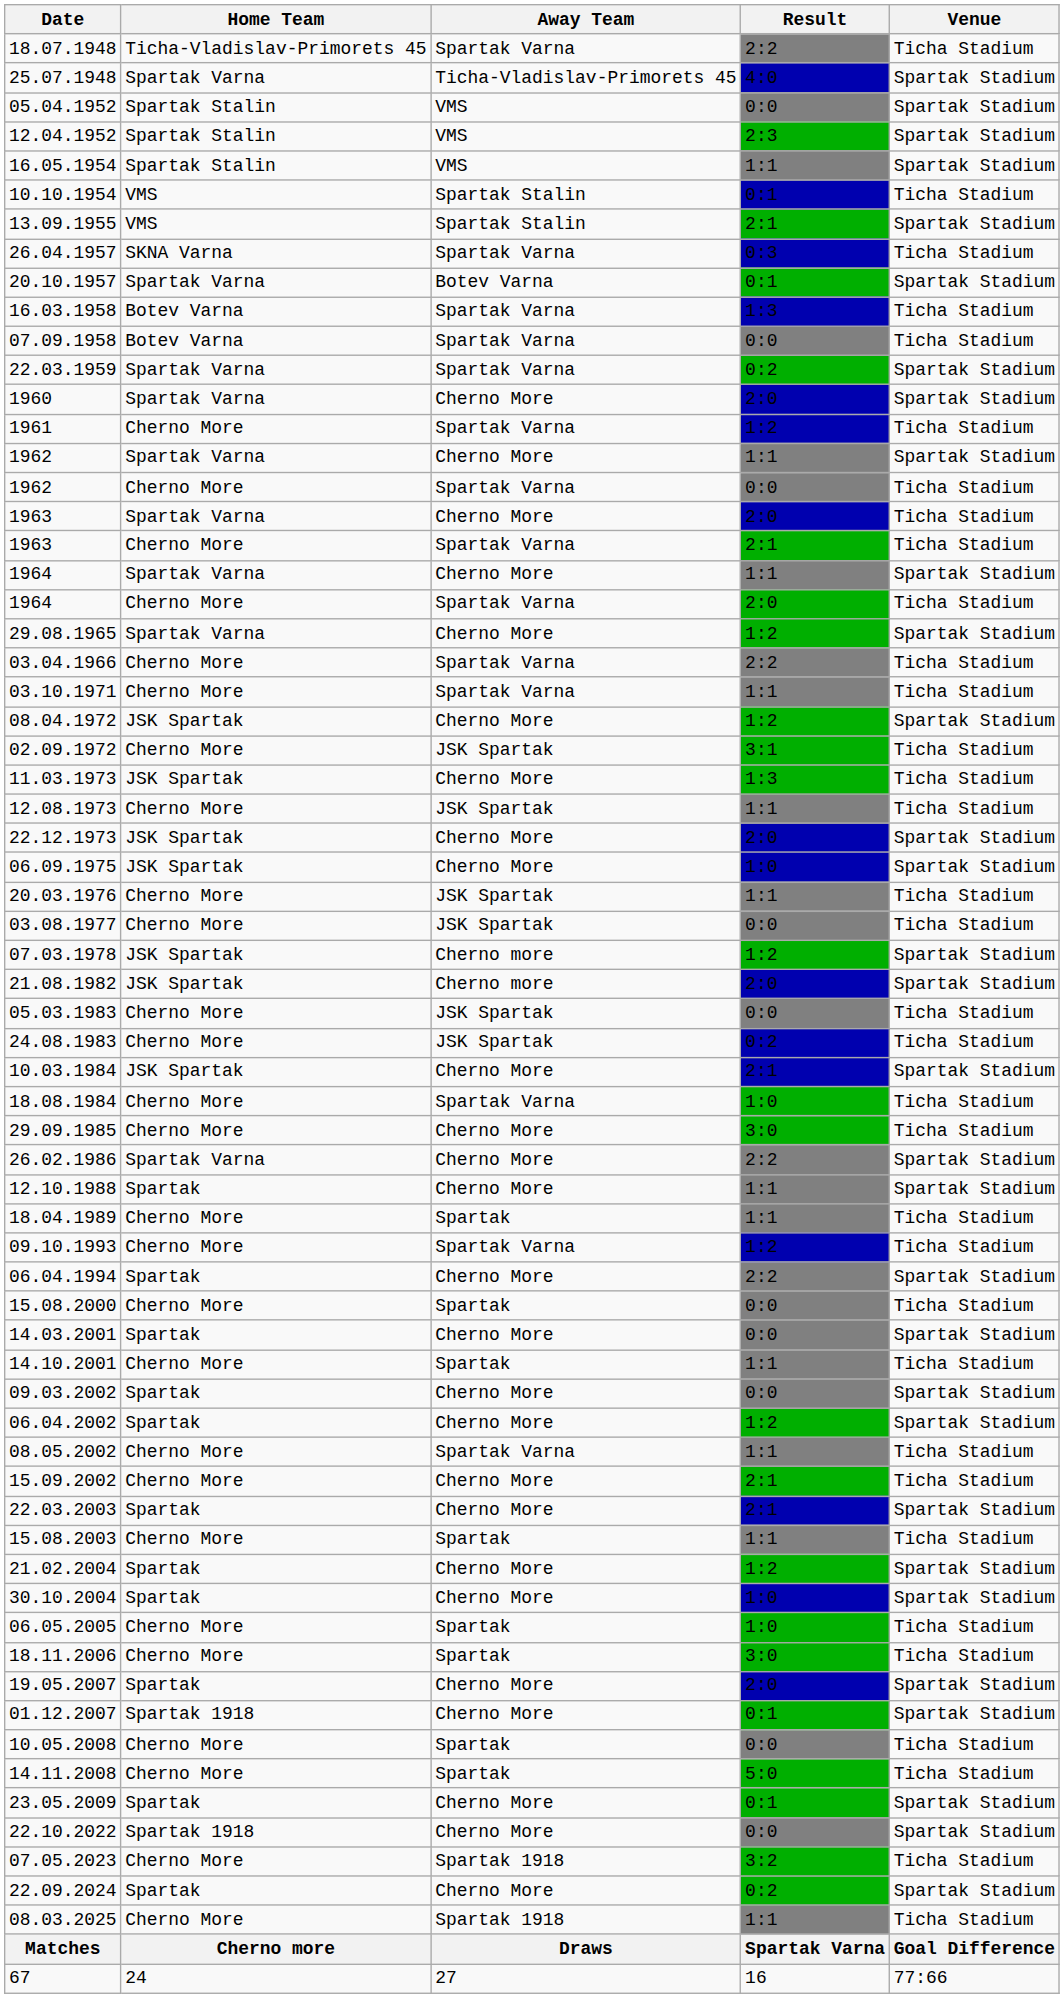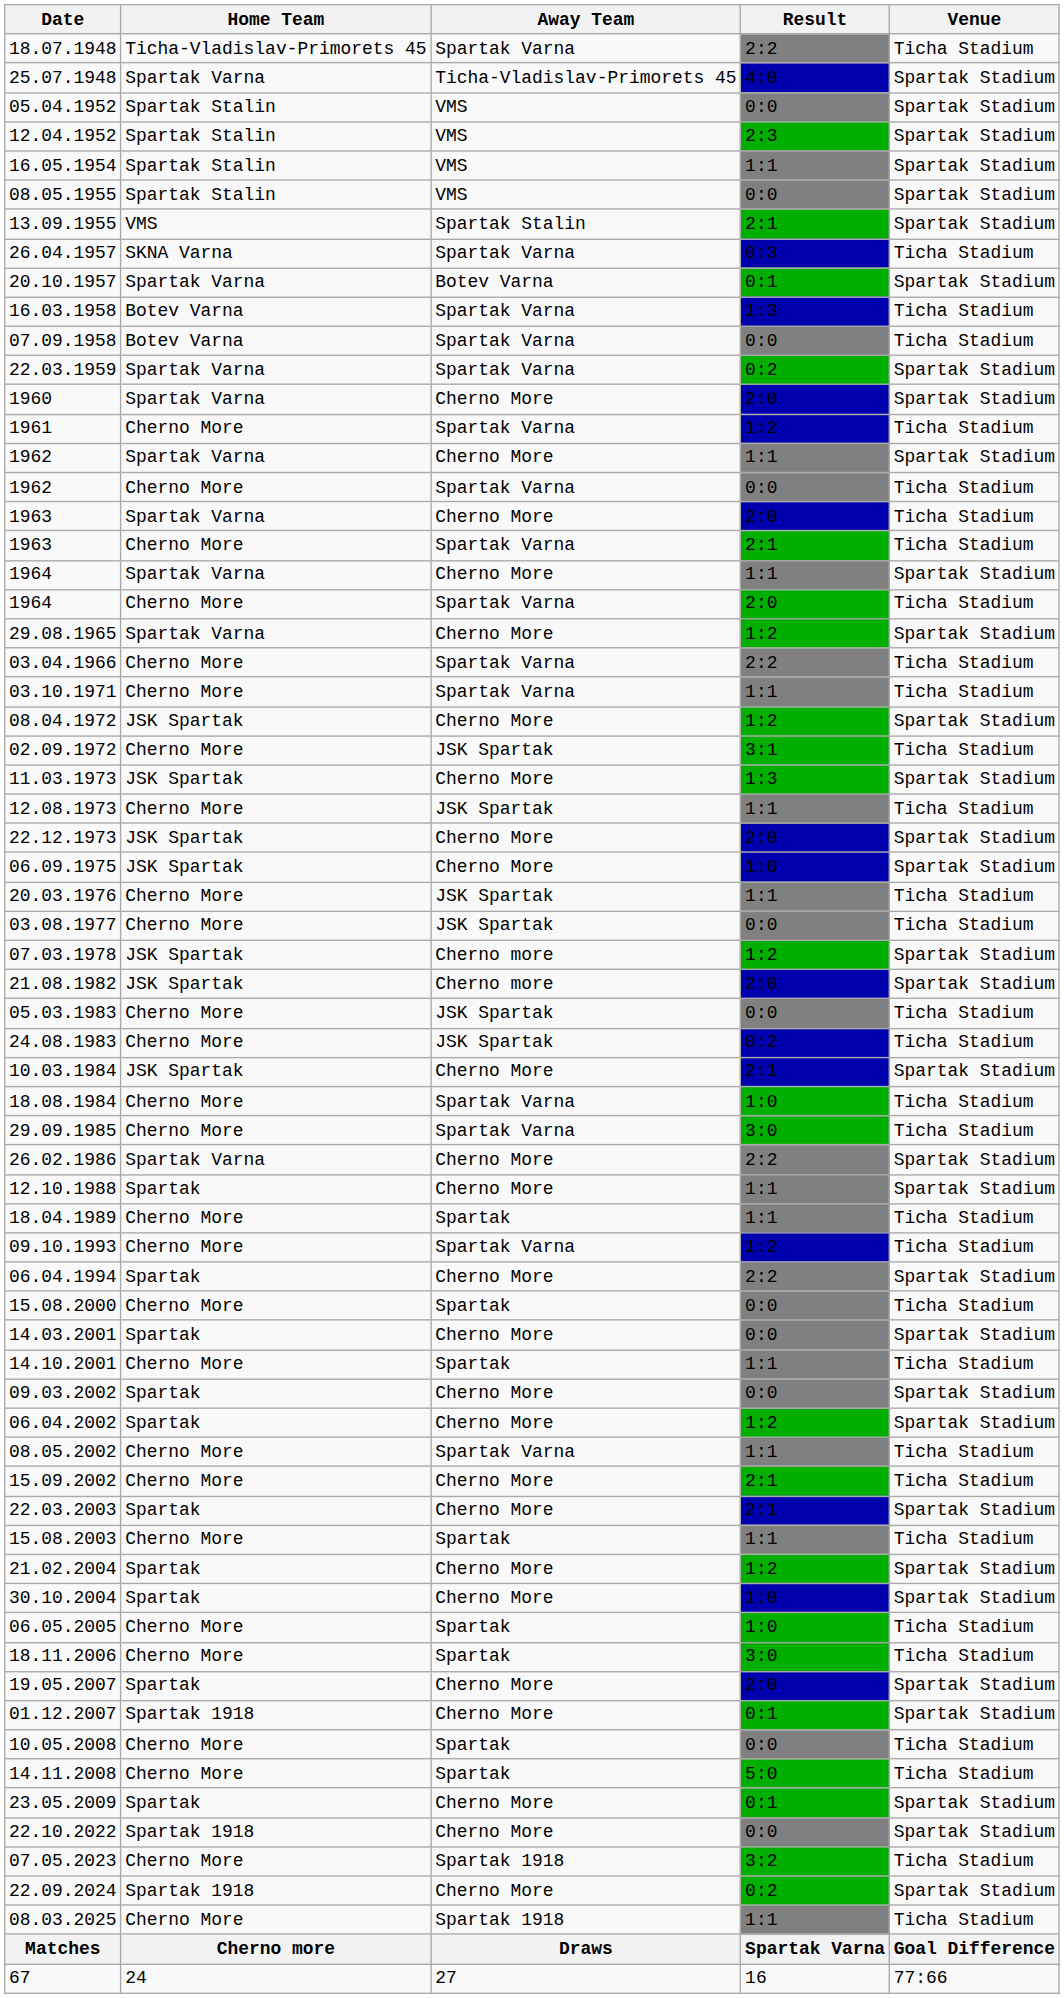- row: (63, 195)
+ row: (63, 195)
(964, 780) Ticha Stadium -> (974, 780) Spartak Stadium
(494, 1130) Cherno More -> (505, 1130) Spartak Varna
(163, 1891) Spartak -> (190, 1891) Spartak 1918
